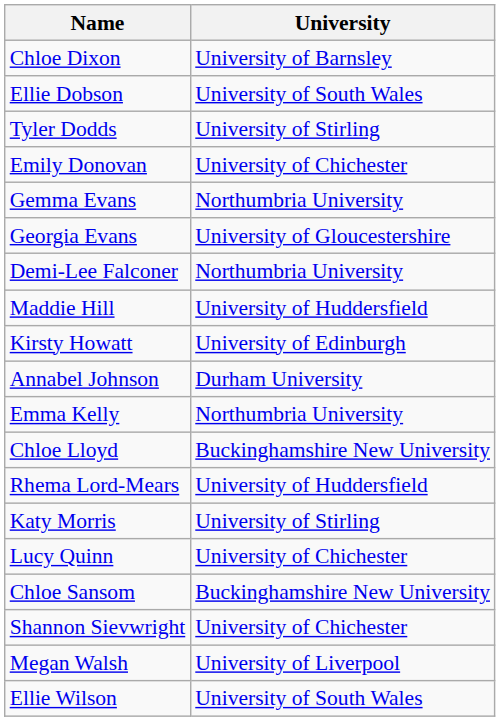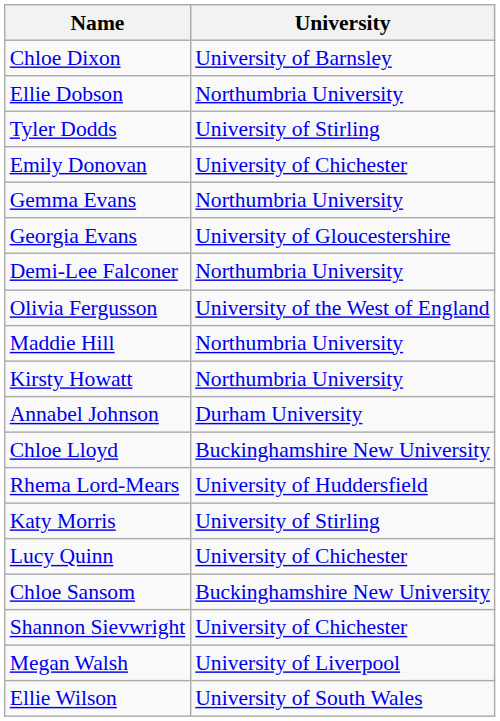(309, 93) University of South Wales -> (299, 93) Northumbria University
+ row: (84, 307)
(311, 307) University of Huddersfield -> (299, 342) Northumbria University
(301, 342) University of Edinburgh -> (299, 378) Northumbria University
- row: (65, 413)
